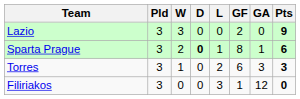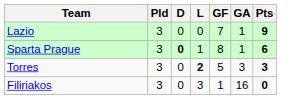- column: (181, 13)
(240, 31) 2 -> (220, 31) 7
(261, 31) 0 -> (242, 31) 1
(220, 67) normal -> (200, 67) bold
(240, 67) 6 -> (220, 67) 5
(261, 85) 12 -> (242, 85) 16
